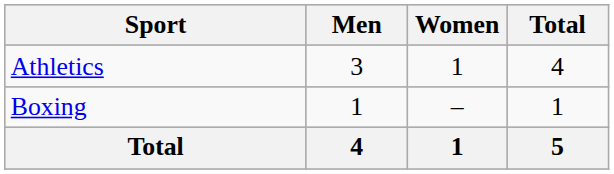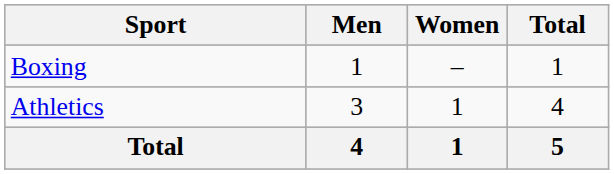rows swapped: (57, 65) <-> (49, 106)
